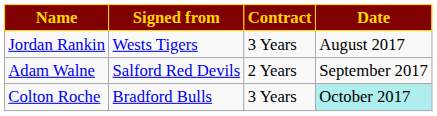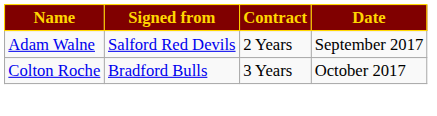- row: (57, 44)
(365, 96) paleturquoise background -> (360, 70) no background
